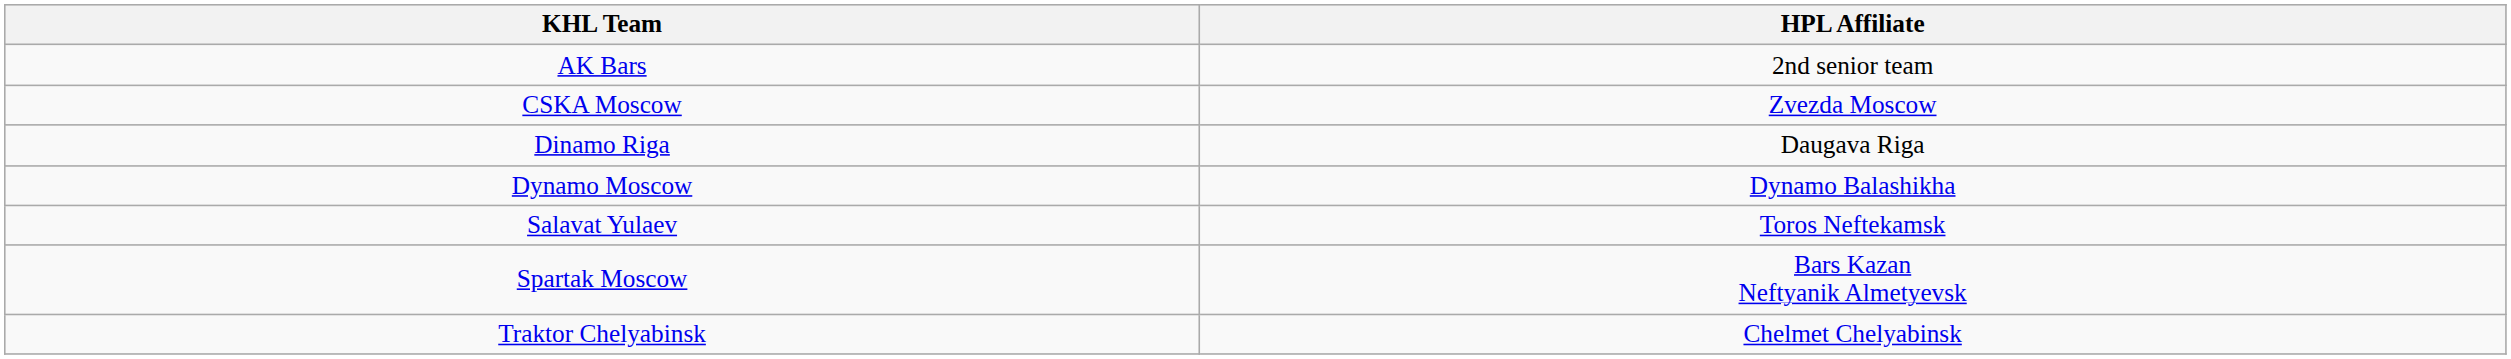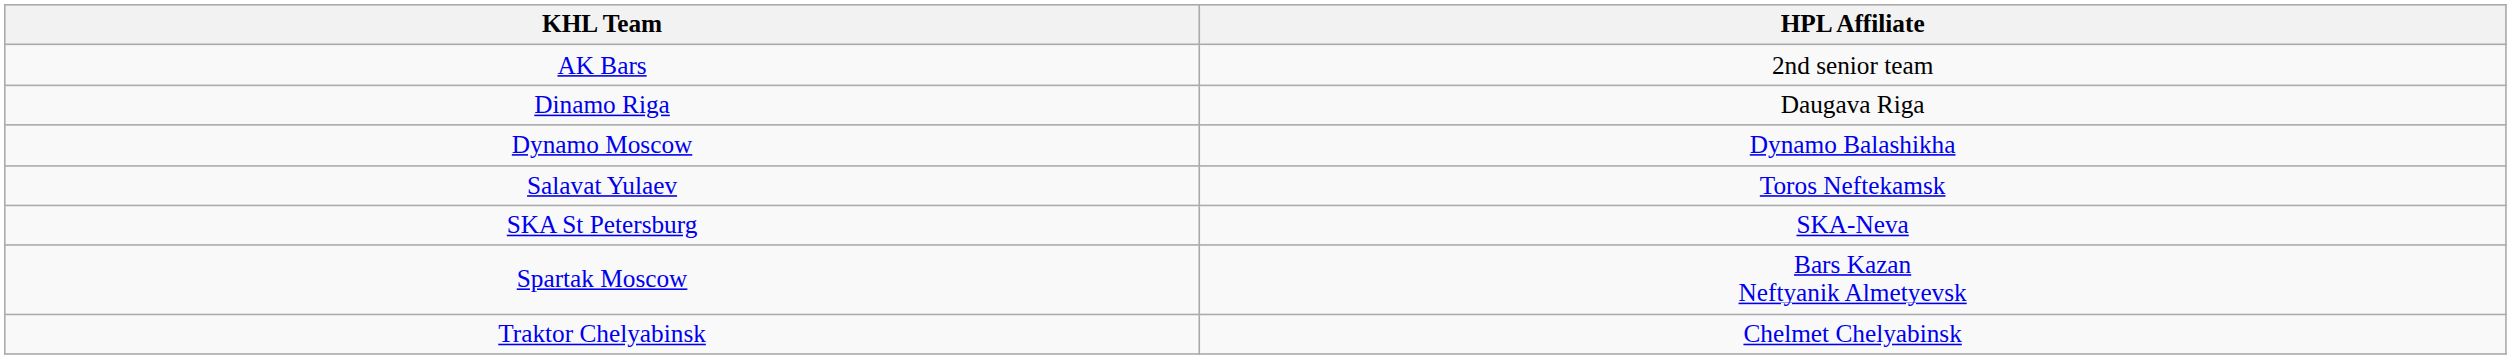- row: (602, 104)
+ row: (602, 225)
